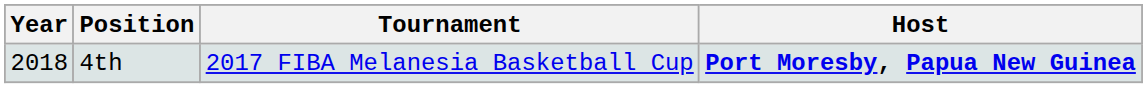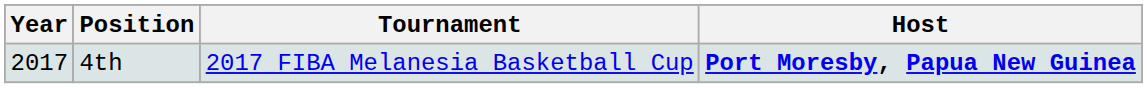(39, 63) 2018 -> (39, 63) 2017
